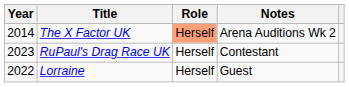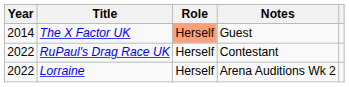(278, 33) Arena Auditions Wk 2 -> (236, 33) Guest
(21, 52) 2023 -> (21, 52) 2022
(236, 71) Guest -> (278, 71) Arena Auditions Wk 2
